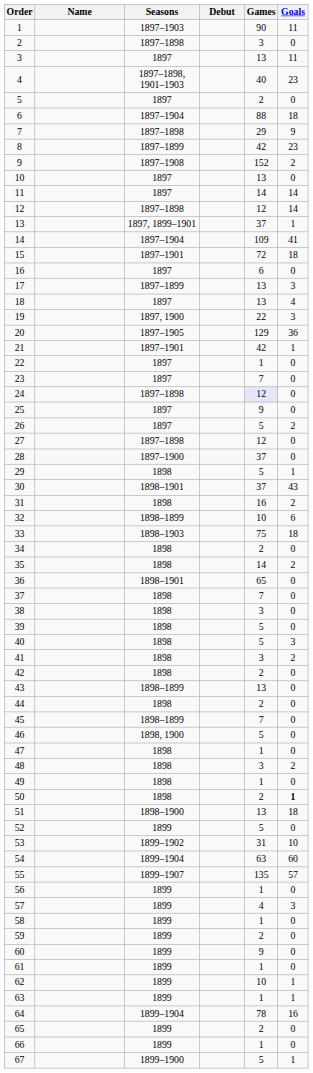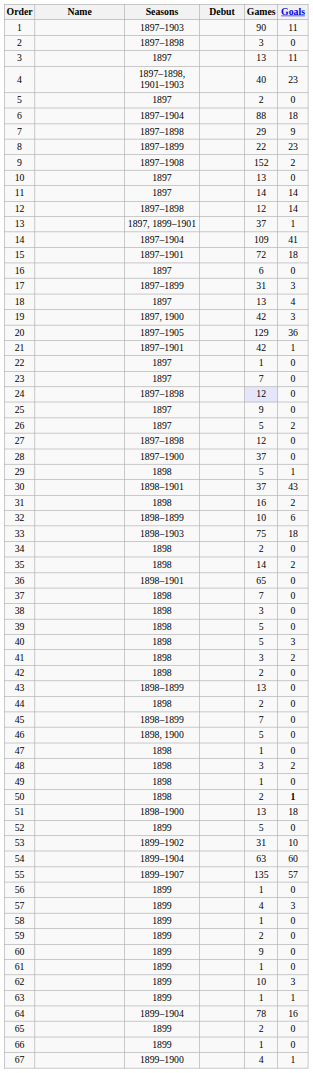(261, 147) 42 -> (261, 147) 22
(261, 286) 13 -> (261, 286) 31
(261, 317) 22 -> (261, 317) 42
(293, 982) 1 -> (293, 982) 3
(261, 1060) 5 -> (261, 1060) 4
